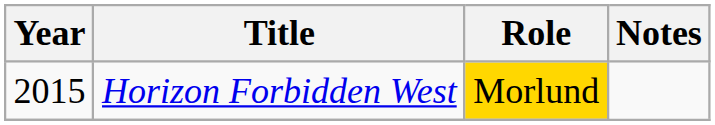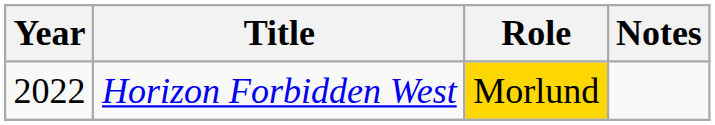(49, 90) 2015 -> (49, 90) 2022
